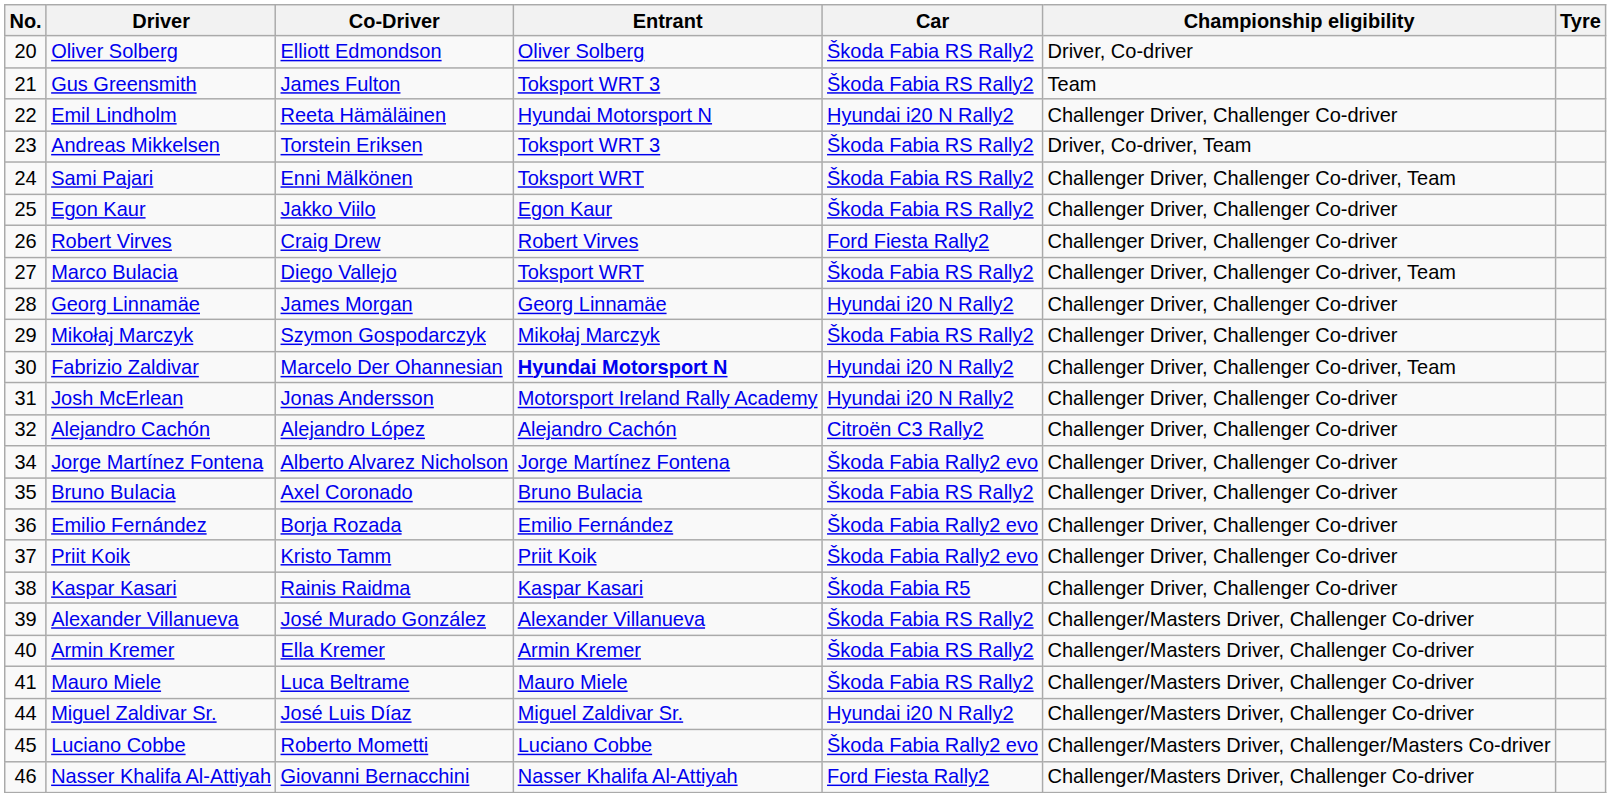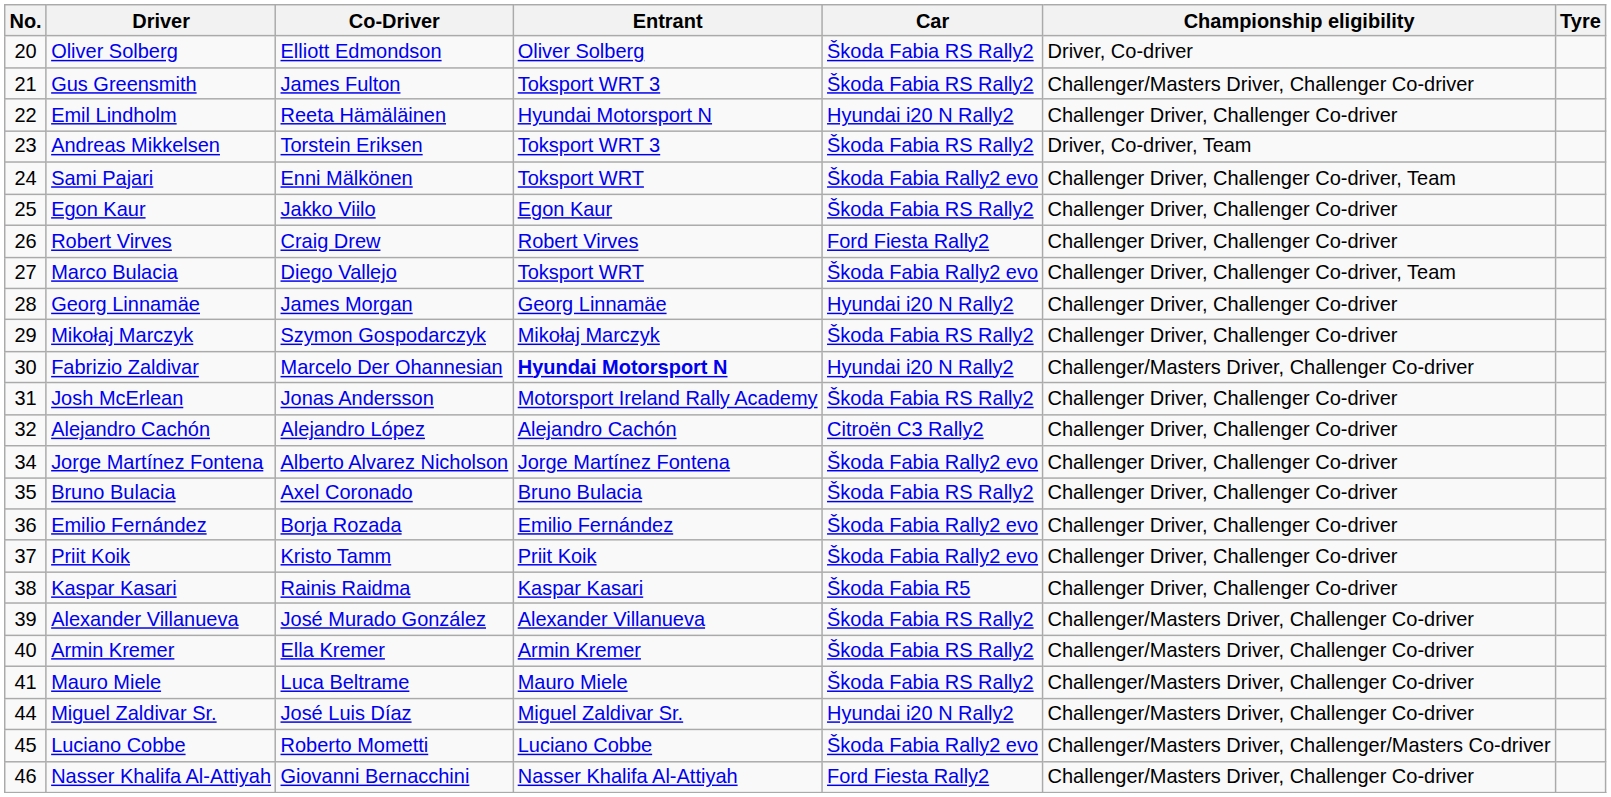(1072, 83) Team -> (1261, 83) Challenger/Masters Driver, Challenger Co-driver
(930, 178) Škoda Fabia RS Rally2 -> (933, 178) Škoda Fabia Rally2 evo
(930, 272) Škoda Fabia RS Rally2 -> (933, 272) Škoda Fabia Rally2 evo
(1252, 367) Challenger Driver, Challenger Co-driver, Team -> (1261, 367) Challenger/Masters Driver, Challenger Co-driver
(920, 398) Hyundai i20 N Rally2 -> (930, 398) Škoda Fabia RS Rally2
